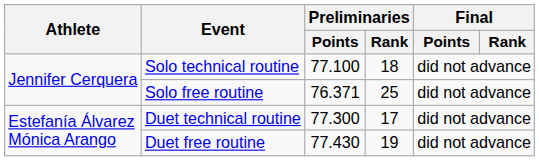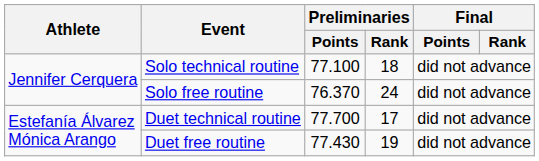(335, 93) 76.371 -> (335, 93) 76.370
(389, 93) 25 -> (389, 93) 24
(335, 118) 77.300 -> (335, 118) 77.700
